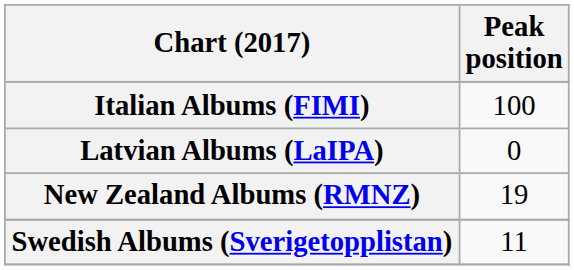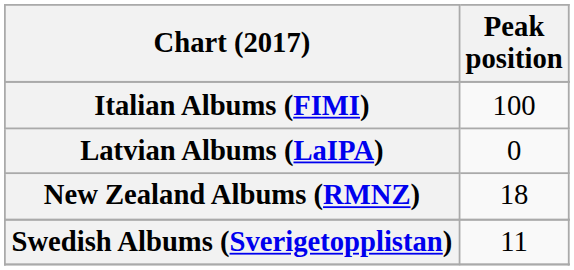(514, 195) 19 -> (514, 195) 18
